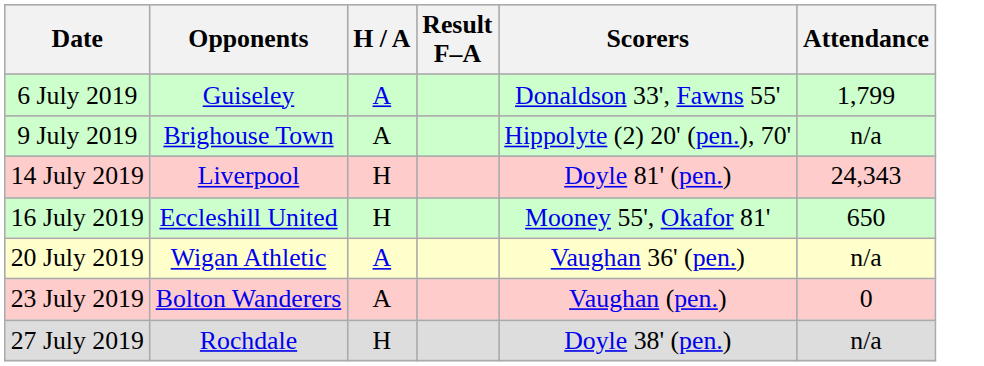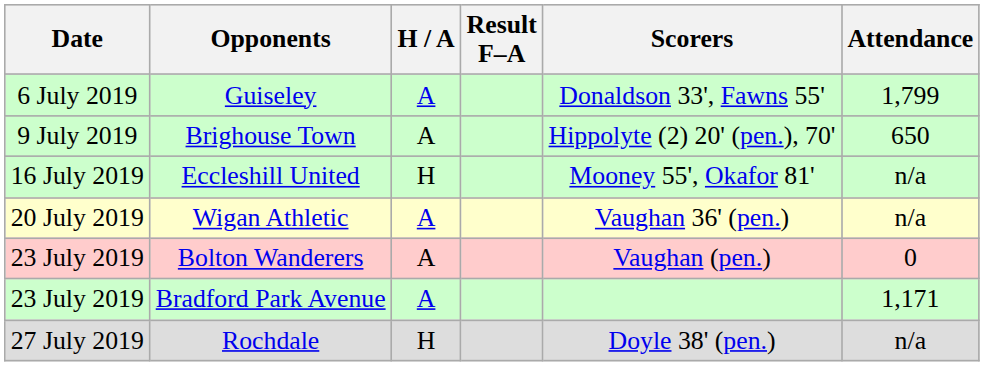(866, 135) n/a -> (910, 135) 650
- row: (249, 176)
(866, 217) 650 -> (910, 176) n/a
+ row: (271, 299)
